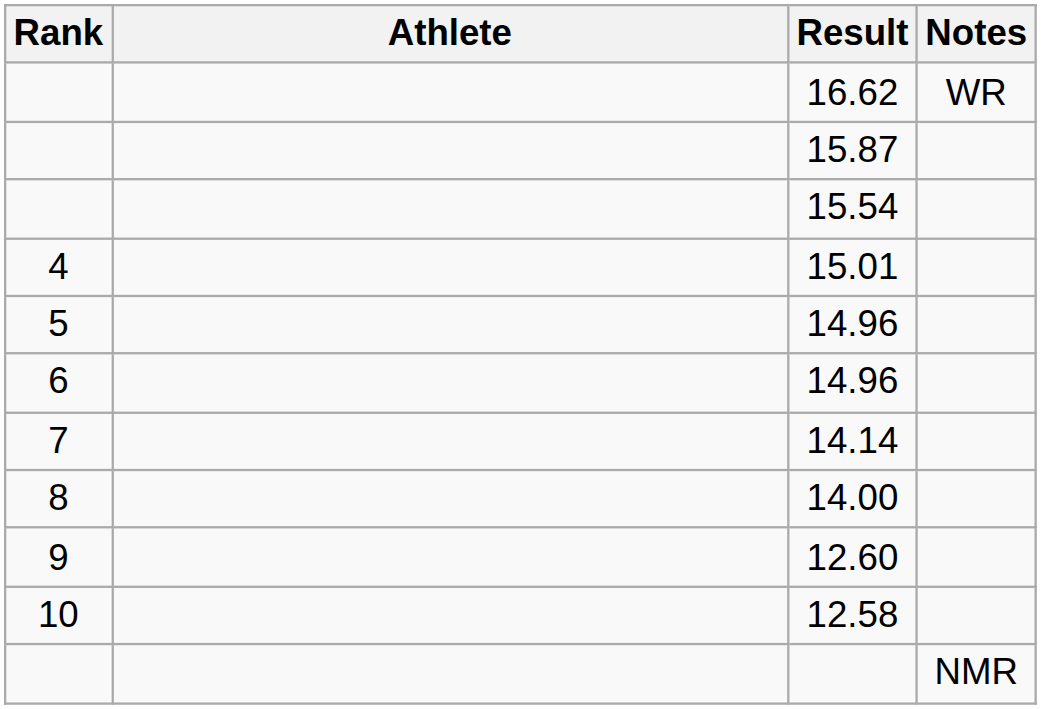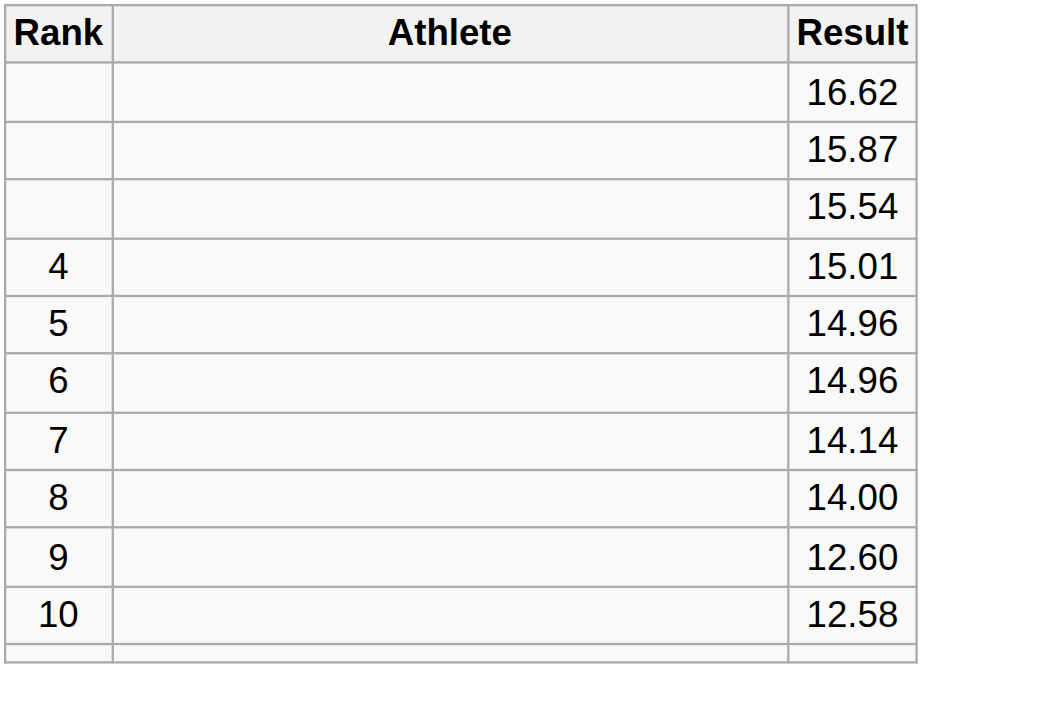- column: (976, 33)
